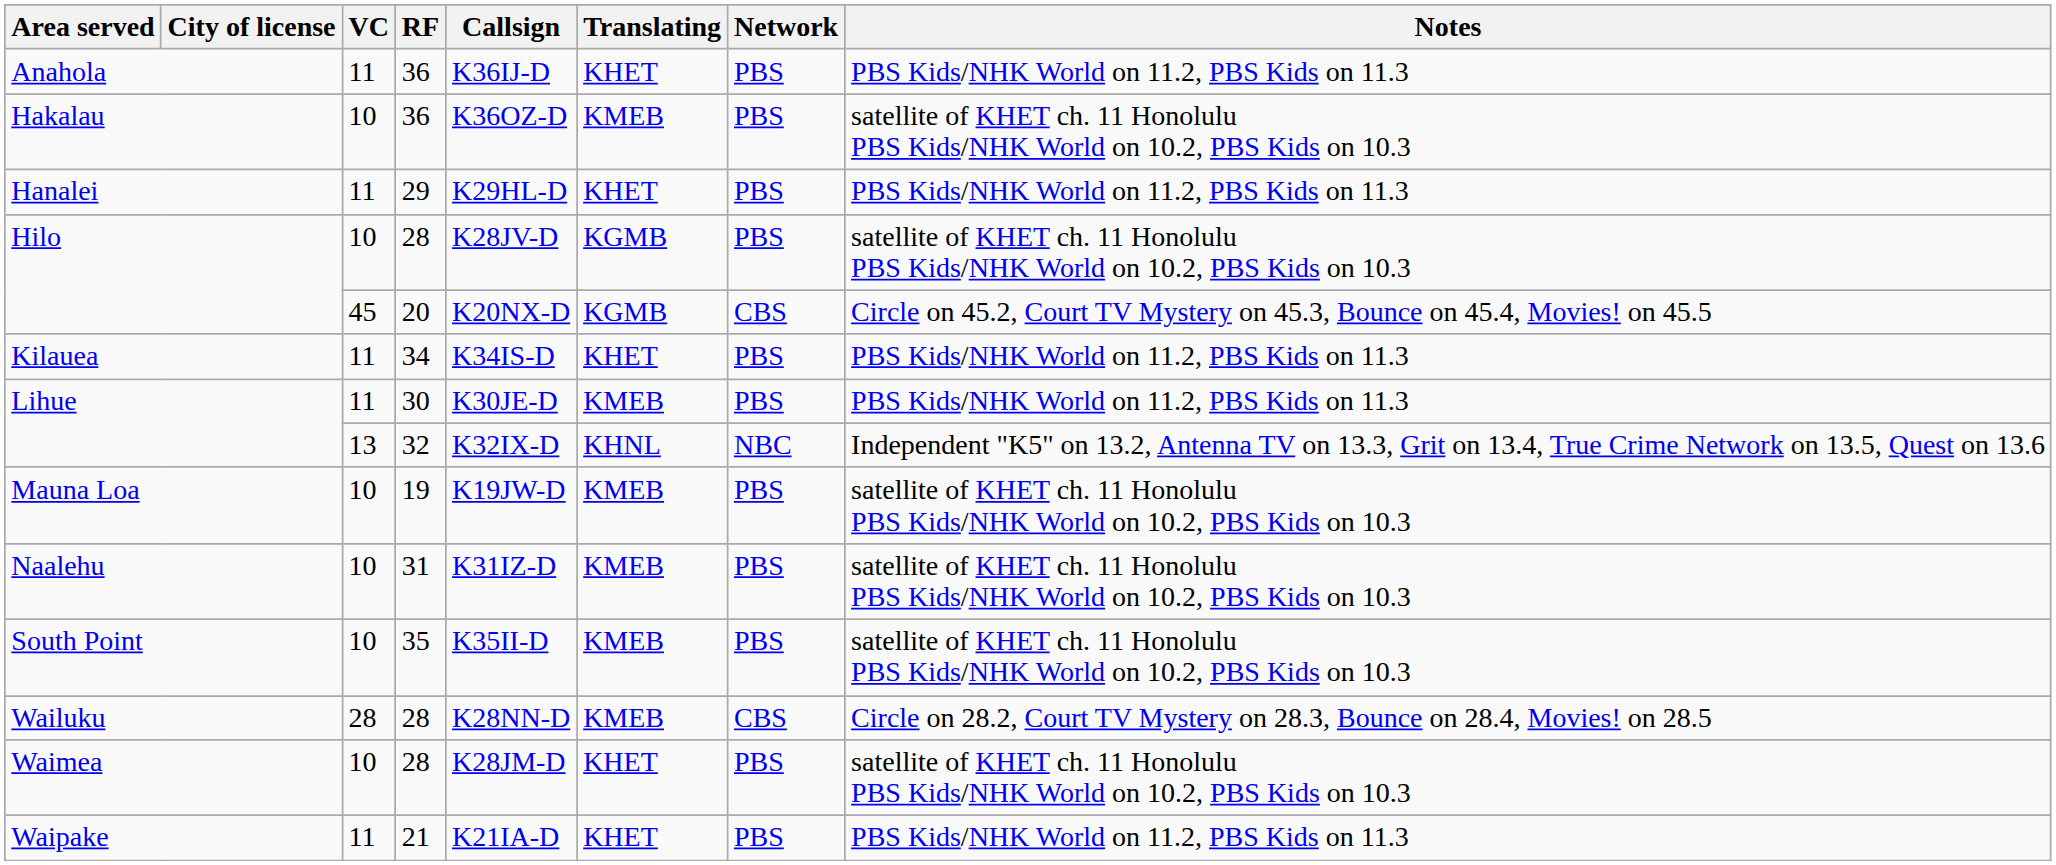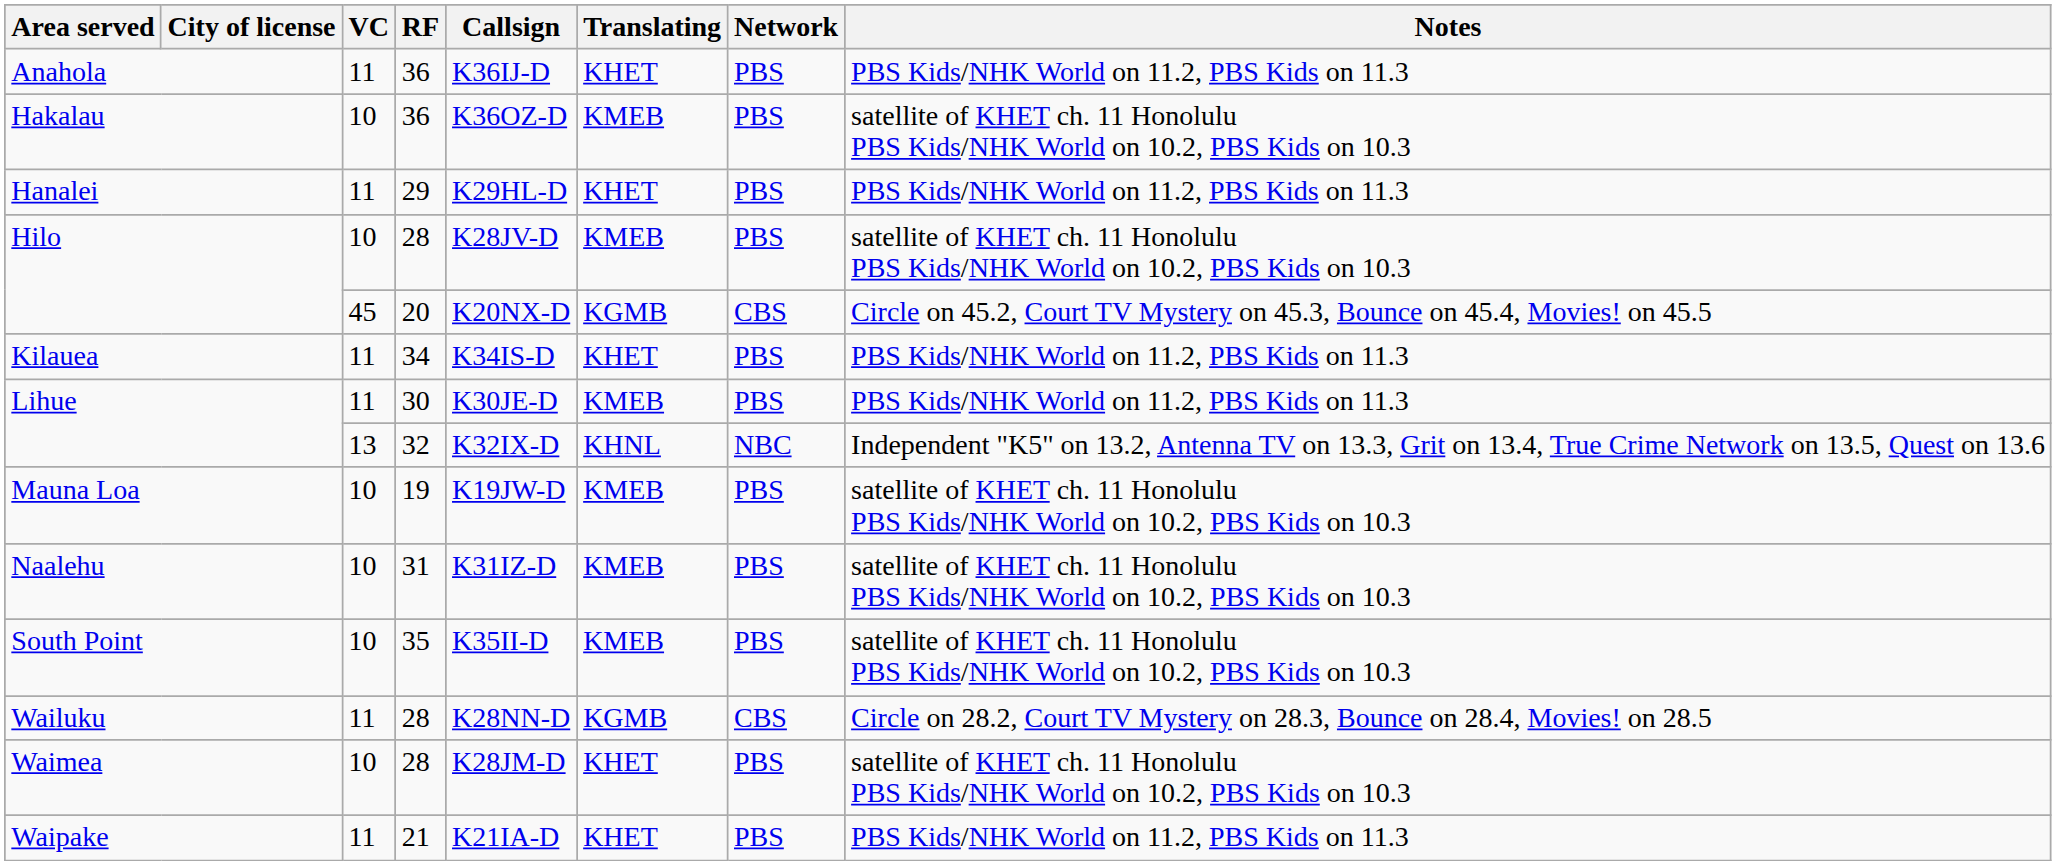(625, 235) KGMB -> (624, 235) KMEB
(362, 717) 28 -> (362, 717) 11
(624, 717) KMEB -> (625, 717) KGMB
